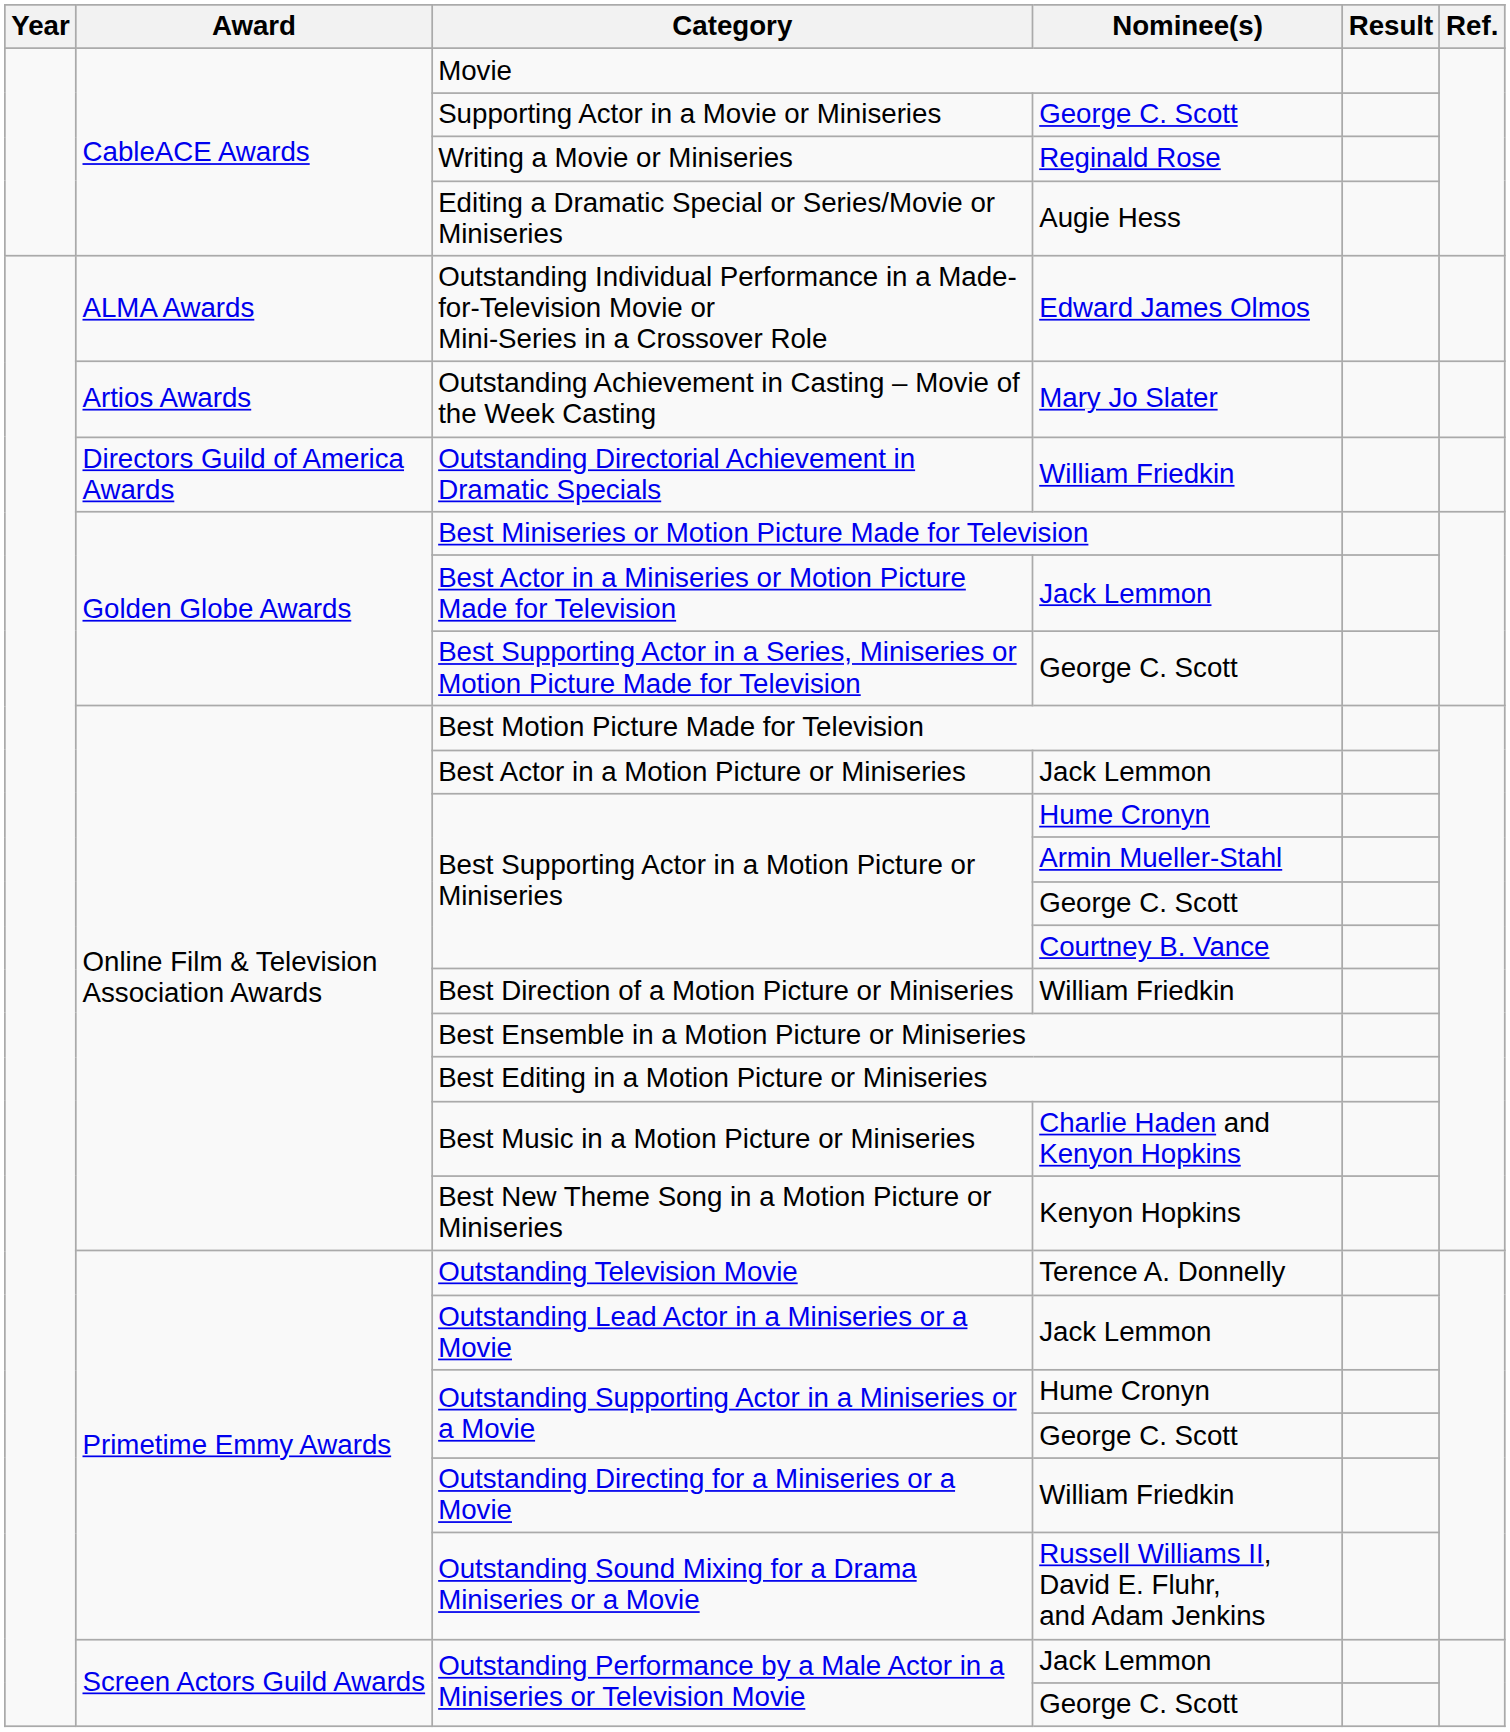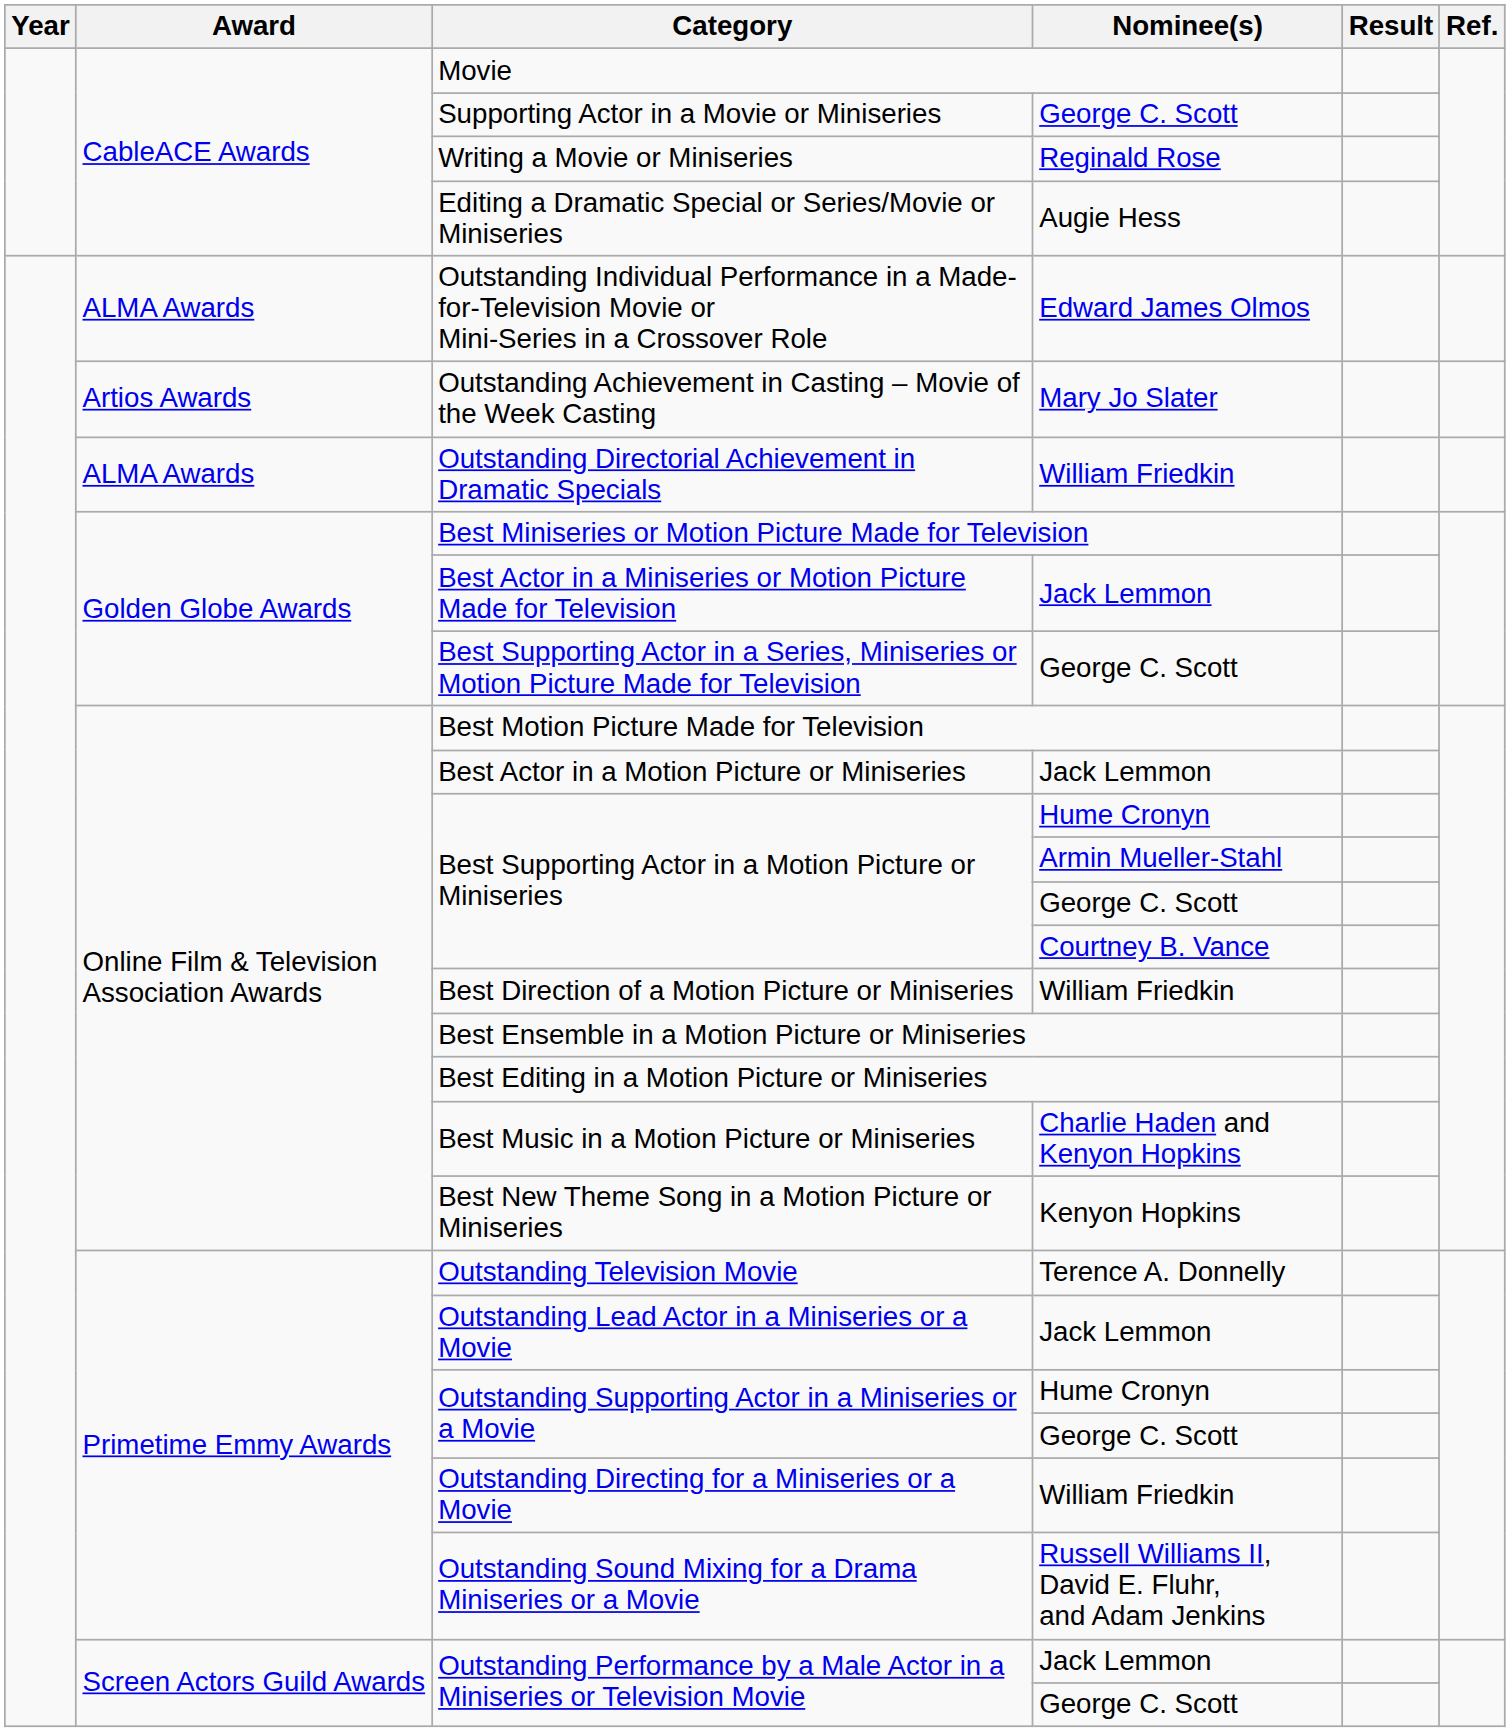(243, 473) Directors Guild of America Awards -> (168, 473) ALMA Awards
